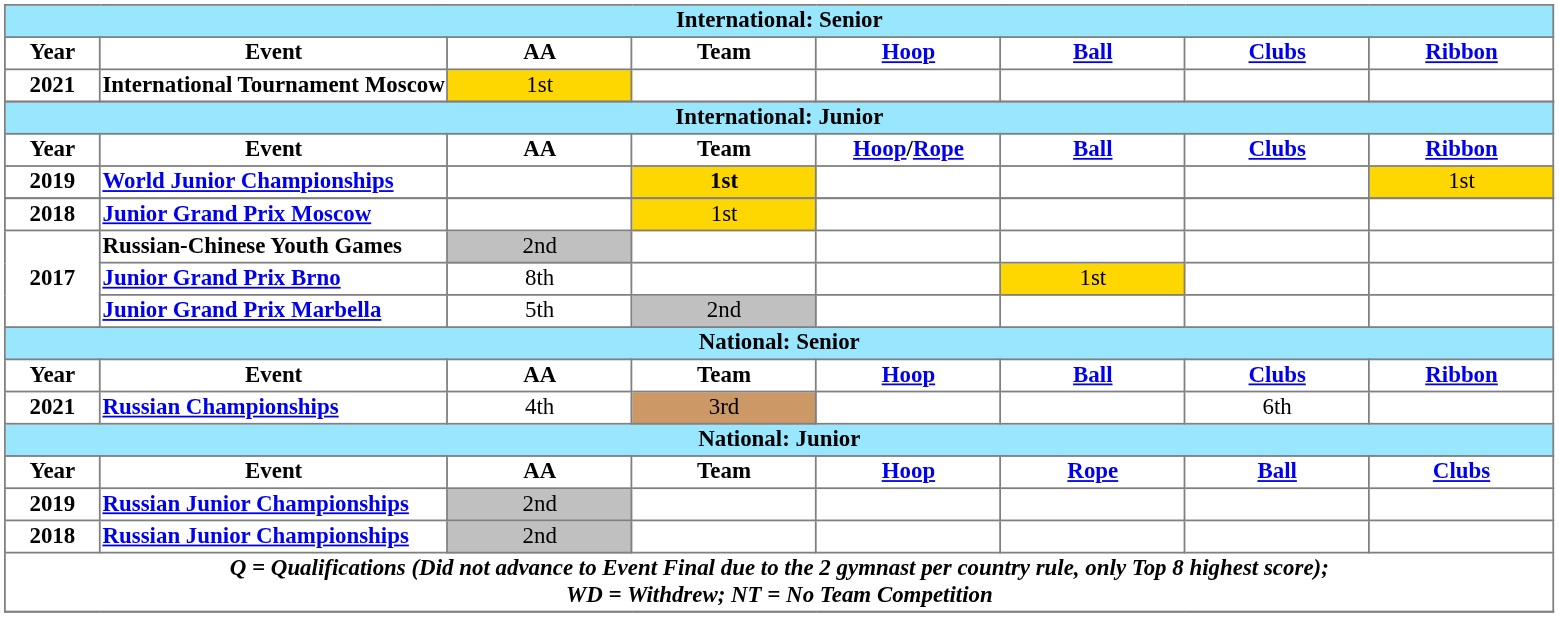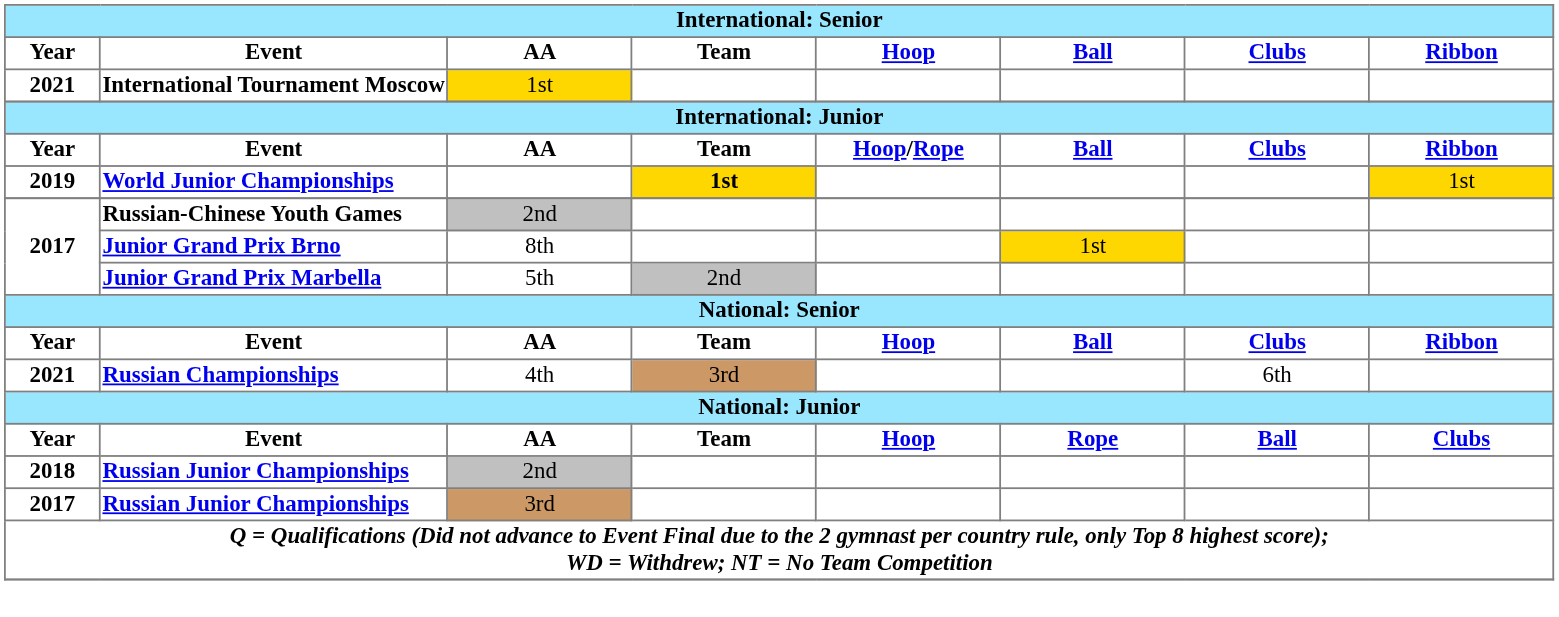- row: (52, 213)
- row: (52, 503)
+ row: (52, 503)
